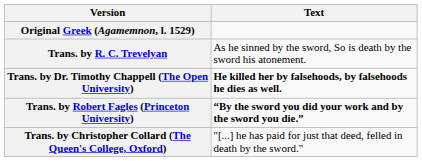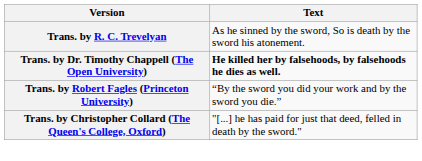- row: (108, 30)
(308, 112) bold -> (309, 95) normal
